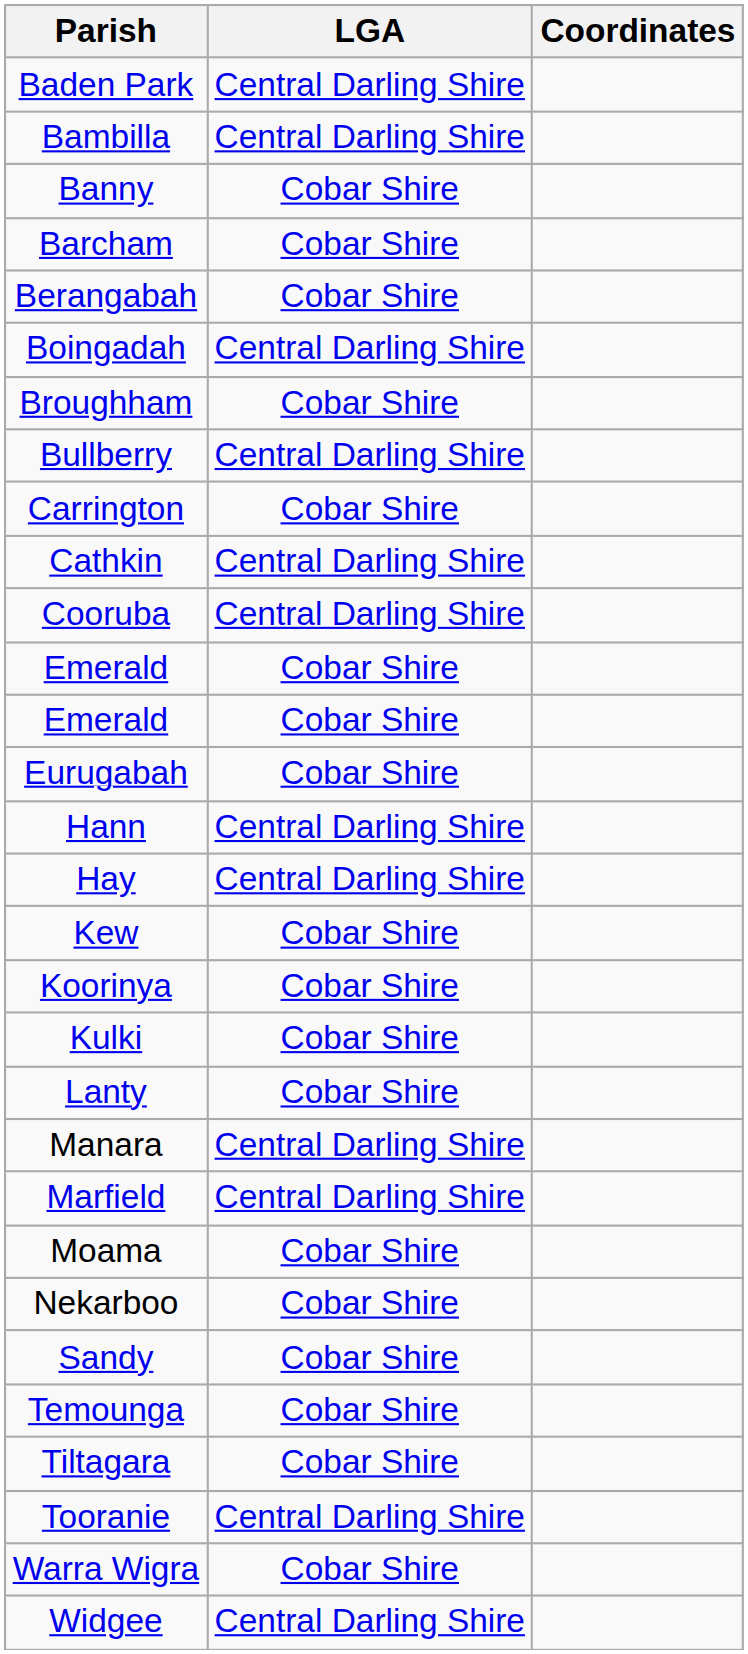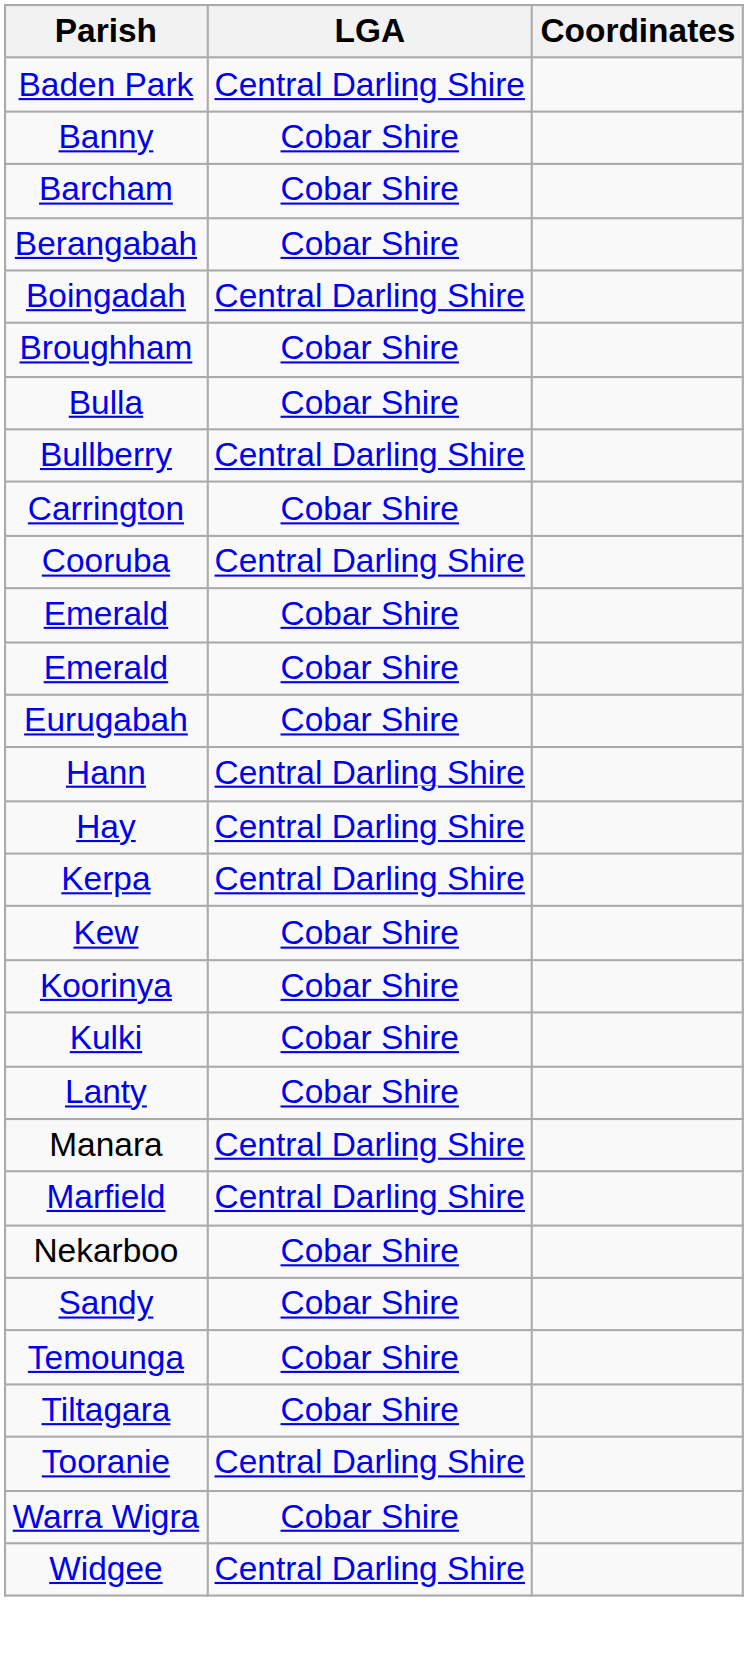- row: (106, 137)
+ row: (106, 402)
- row: (106, 561)
+ row: (106, 879)
- row: (106, 1250)
